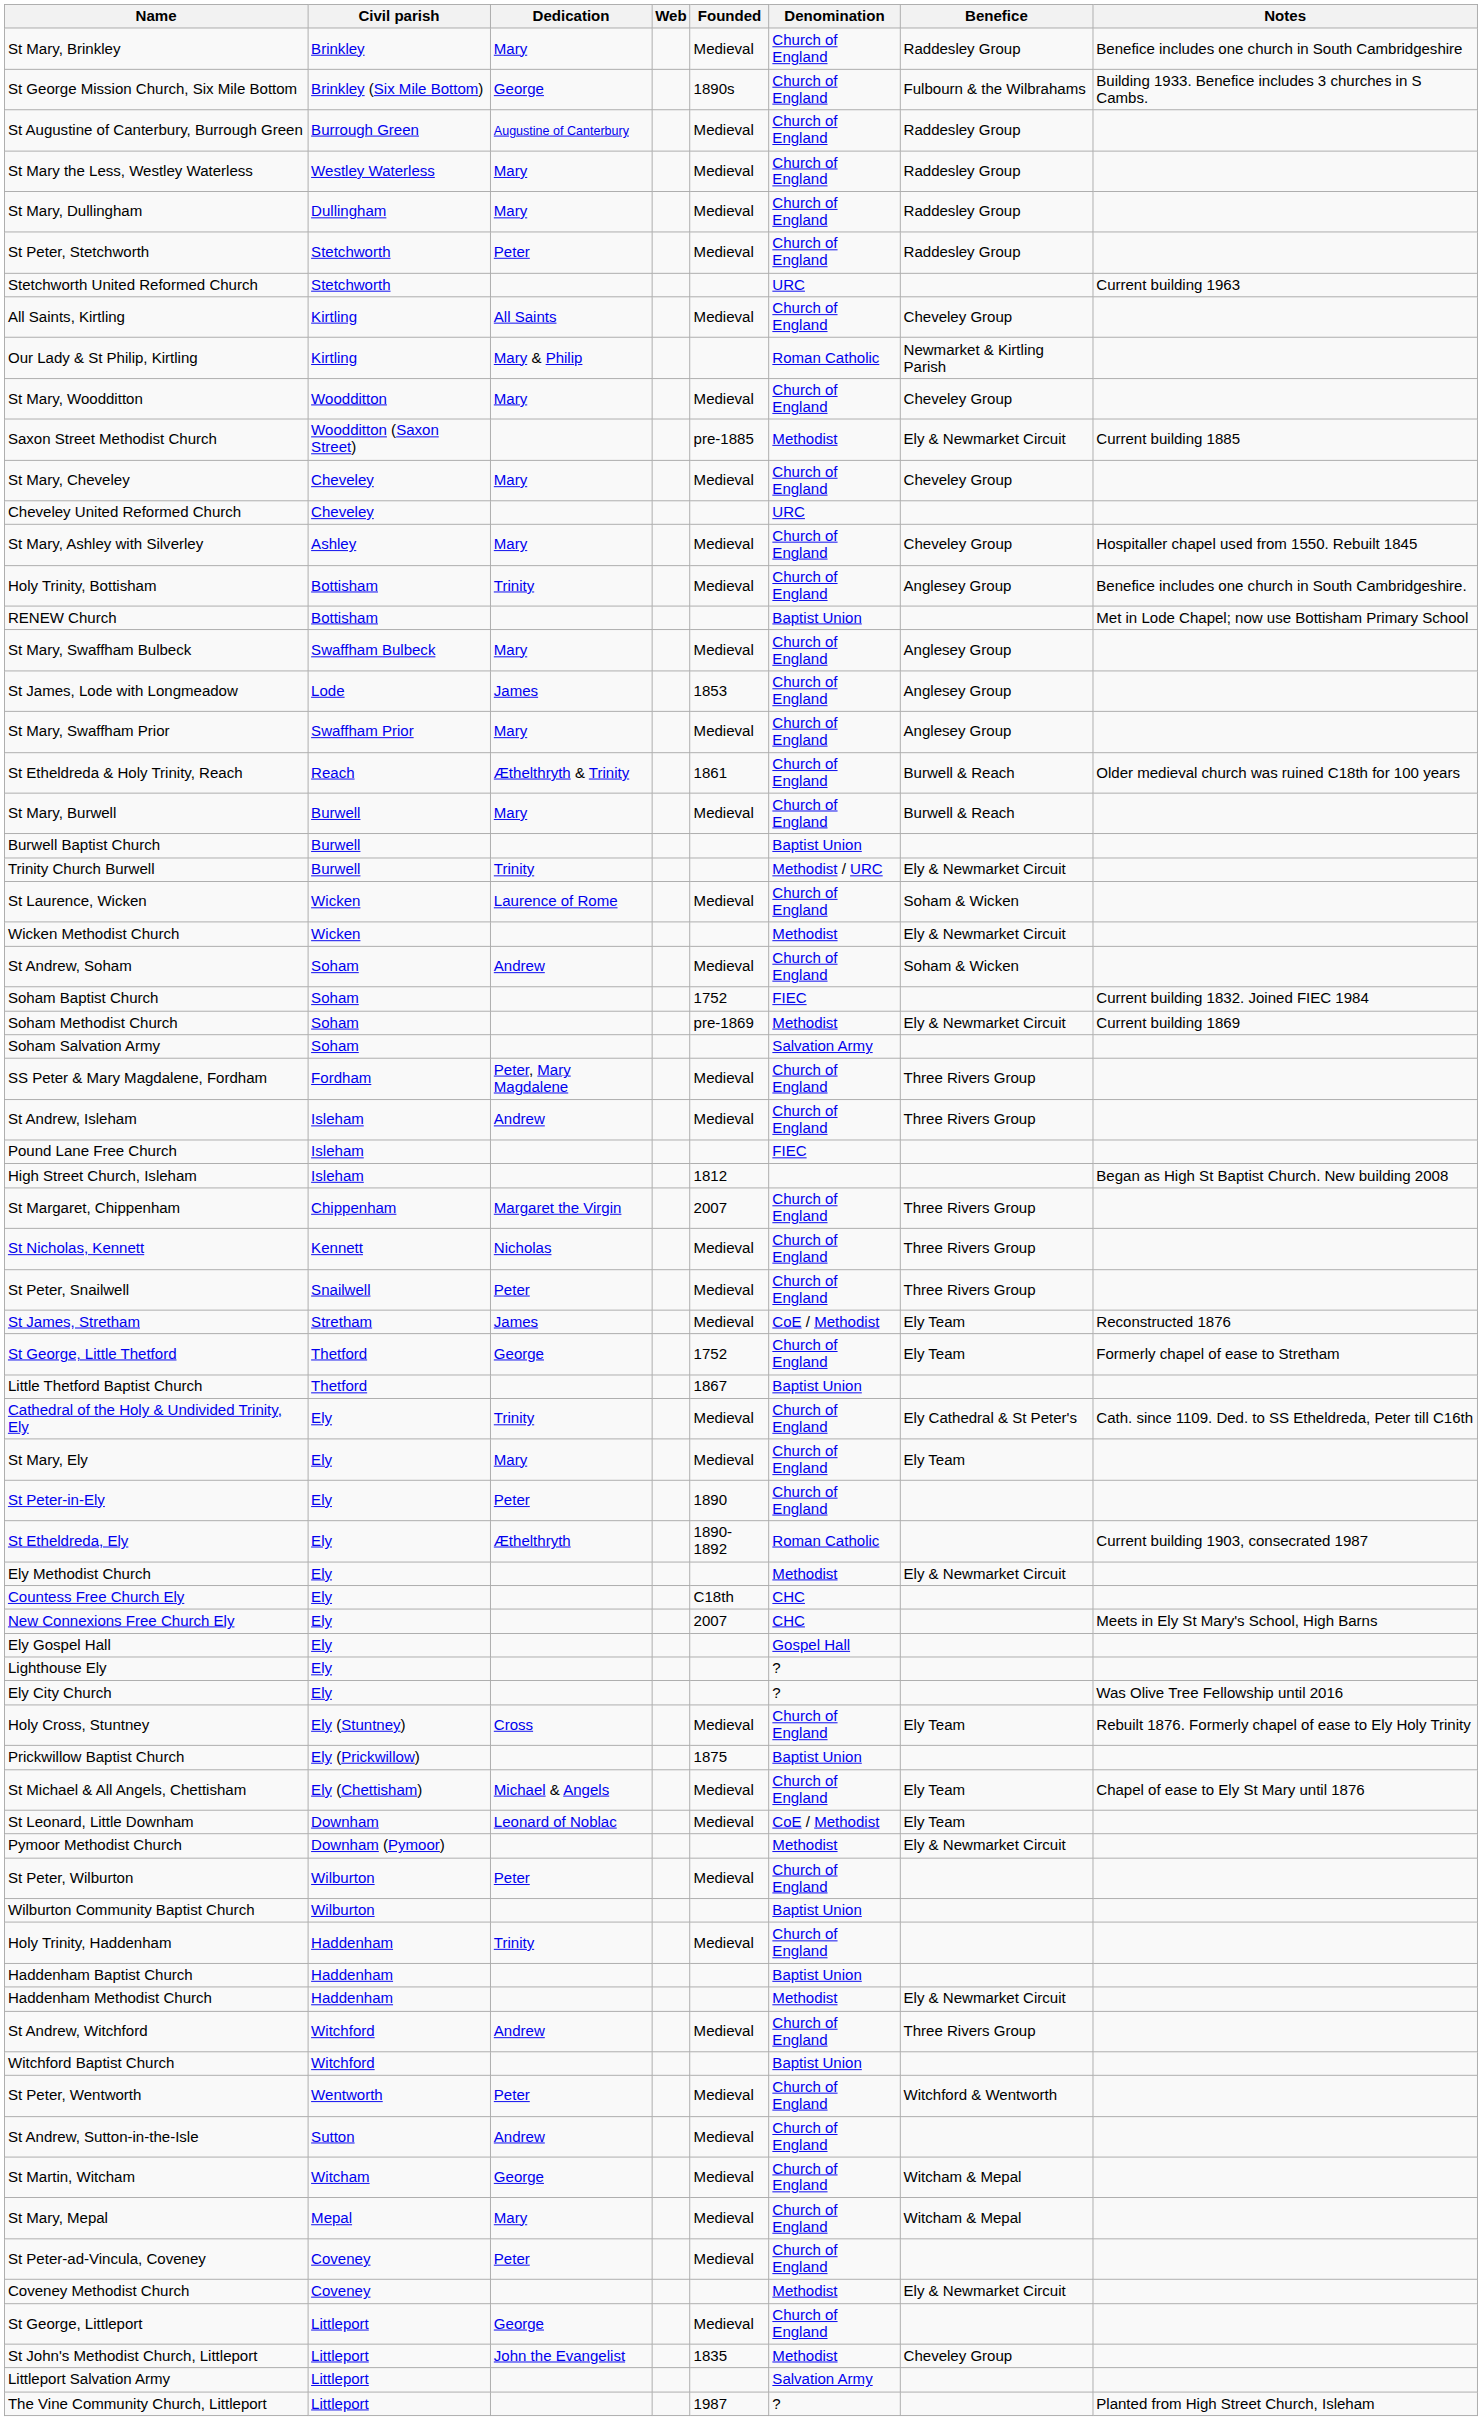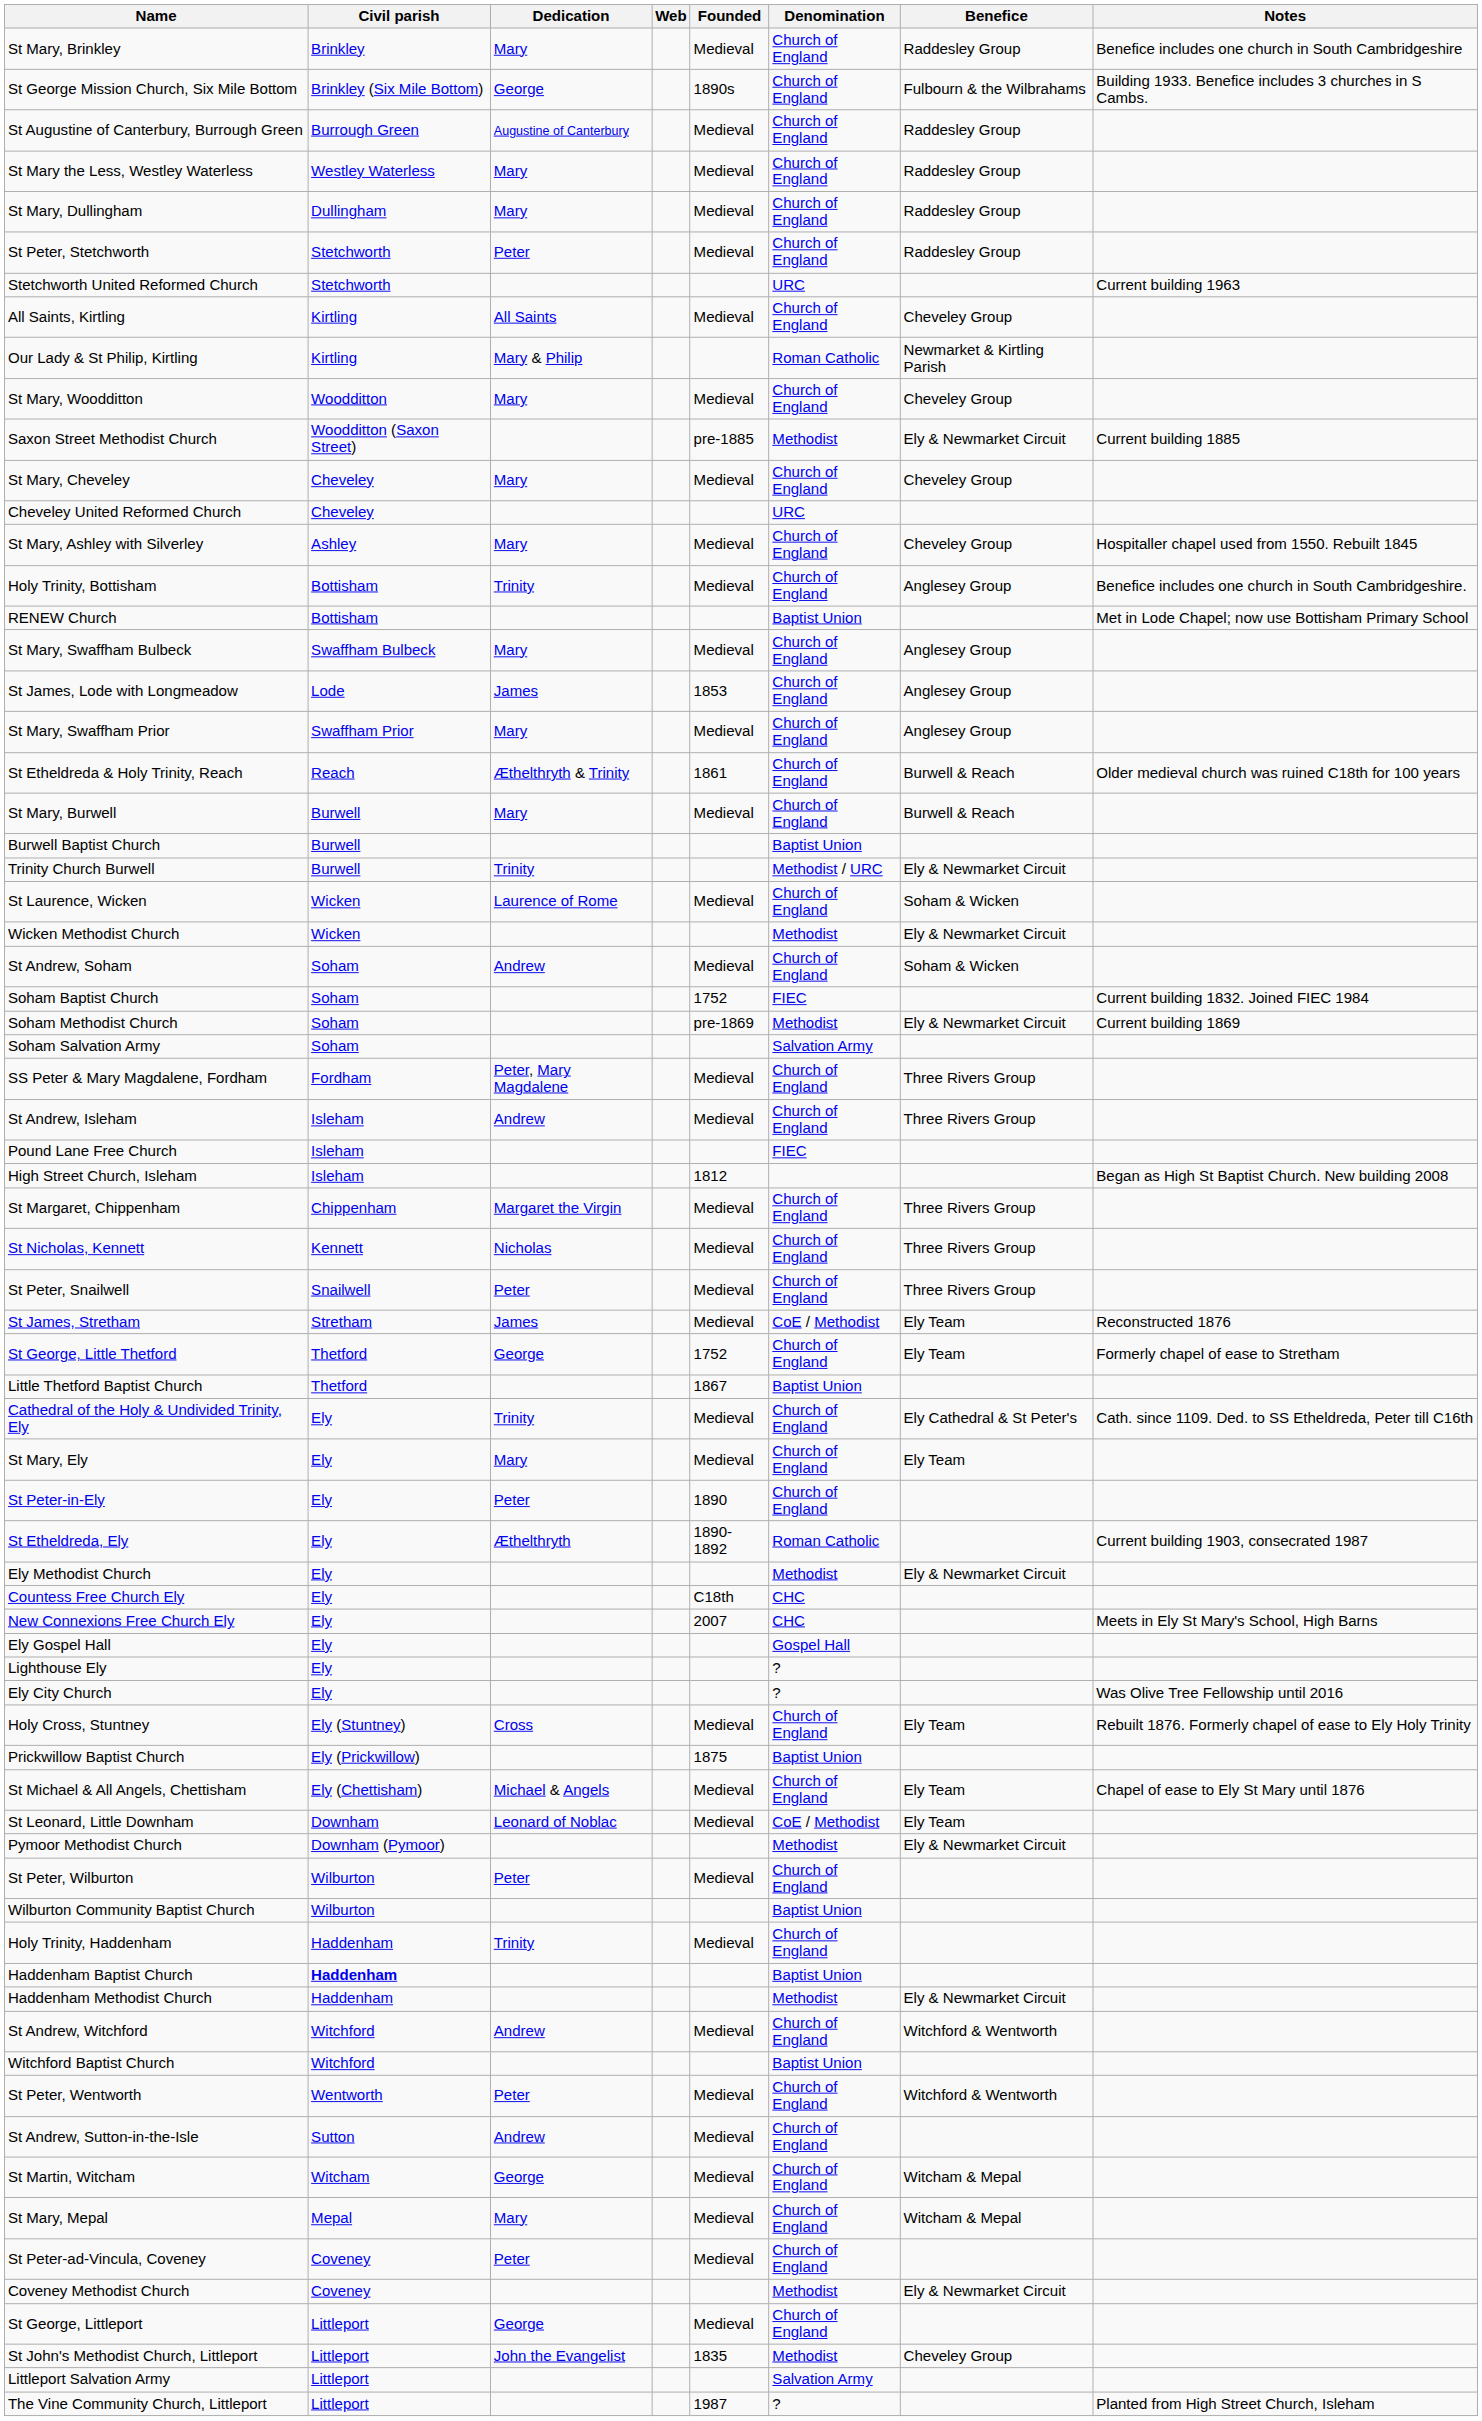(710, 1208) 2007 -> (724, 1208) Medieval
(352, 1975) normal -> (354, 1975) bold
(970, 2031) Three Rivers Group -> (980, 2031) Witchford & Wentworth
